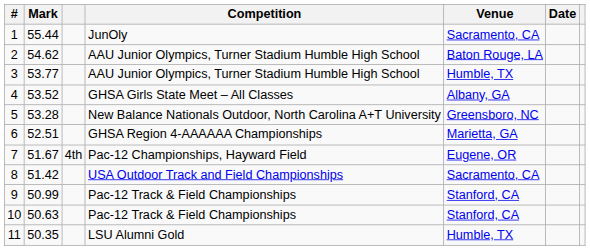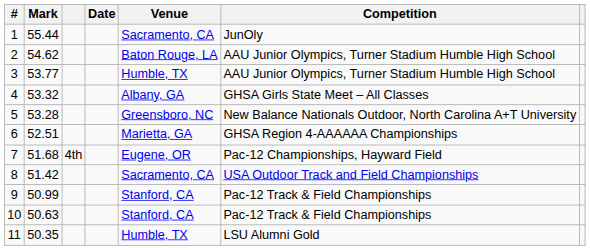columns swapped: (264, 14) <-> (563, 14)
(43, 94) 53.52 -> (43, 94) 53.32
(43, 154) 51.67 -> (43, 154) 51.68
